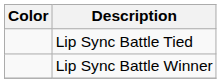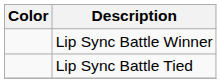rows swapped: (134, 66) <-> (124, 41)
